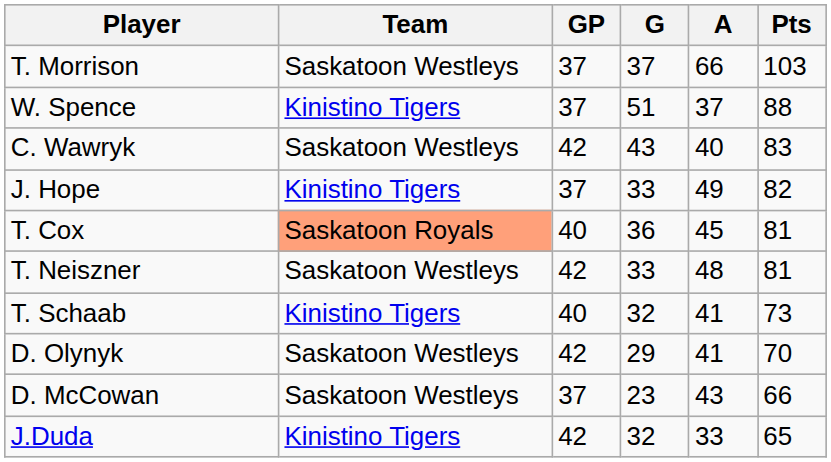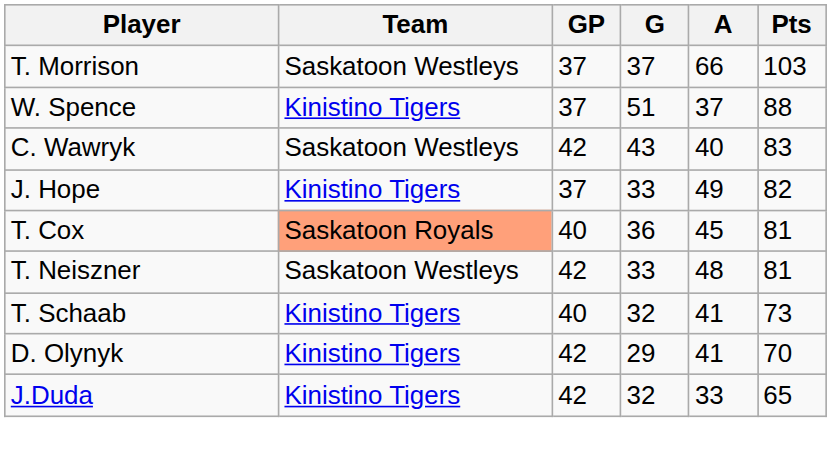(402, 353) Saskatoon Westleys -> (372, 353) Kinistino Tigers
- row: (85, 395)
